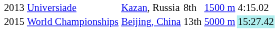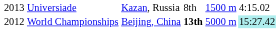(14, 21) 2015 -> (14, 21) 2012
(193, 21) normal -> (193, 21) bold
